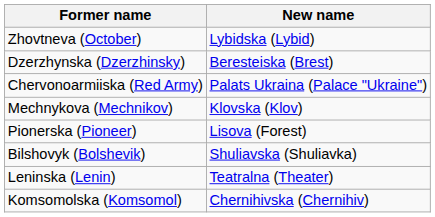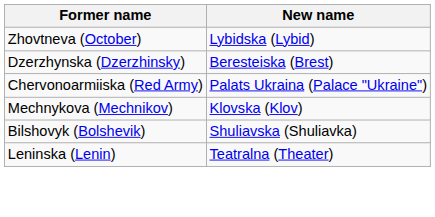- row: (72, 131)
- row: (95, 200)
